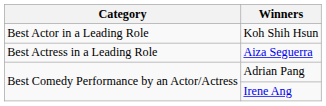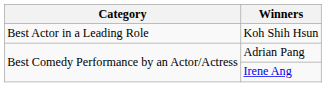- row: (278, 52)
